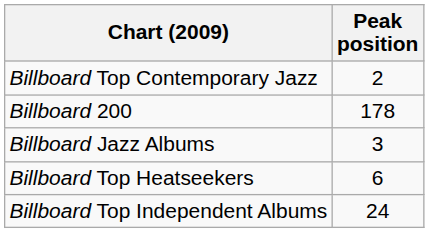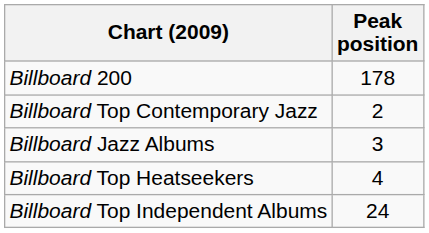rows swapped: (71, 111) <-> (164, 77)
(378, 177) 6 -> (378, 177) 4
